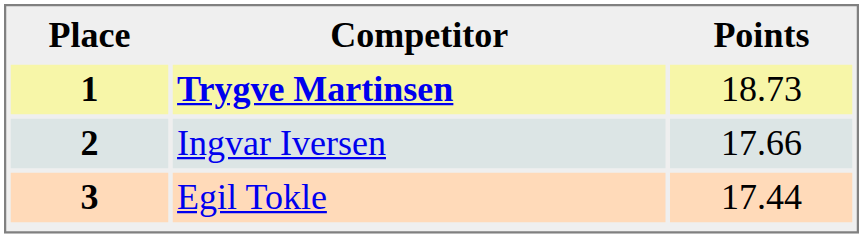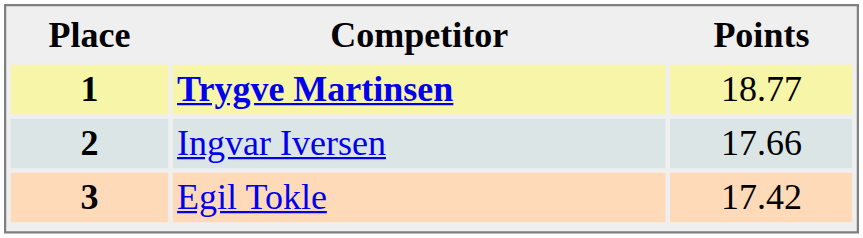(761, 88) 18.73 -> (761, 88) 18.77
(761, 196) 17.44 -> (761, 196) 17.42
